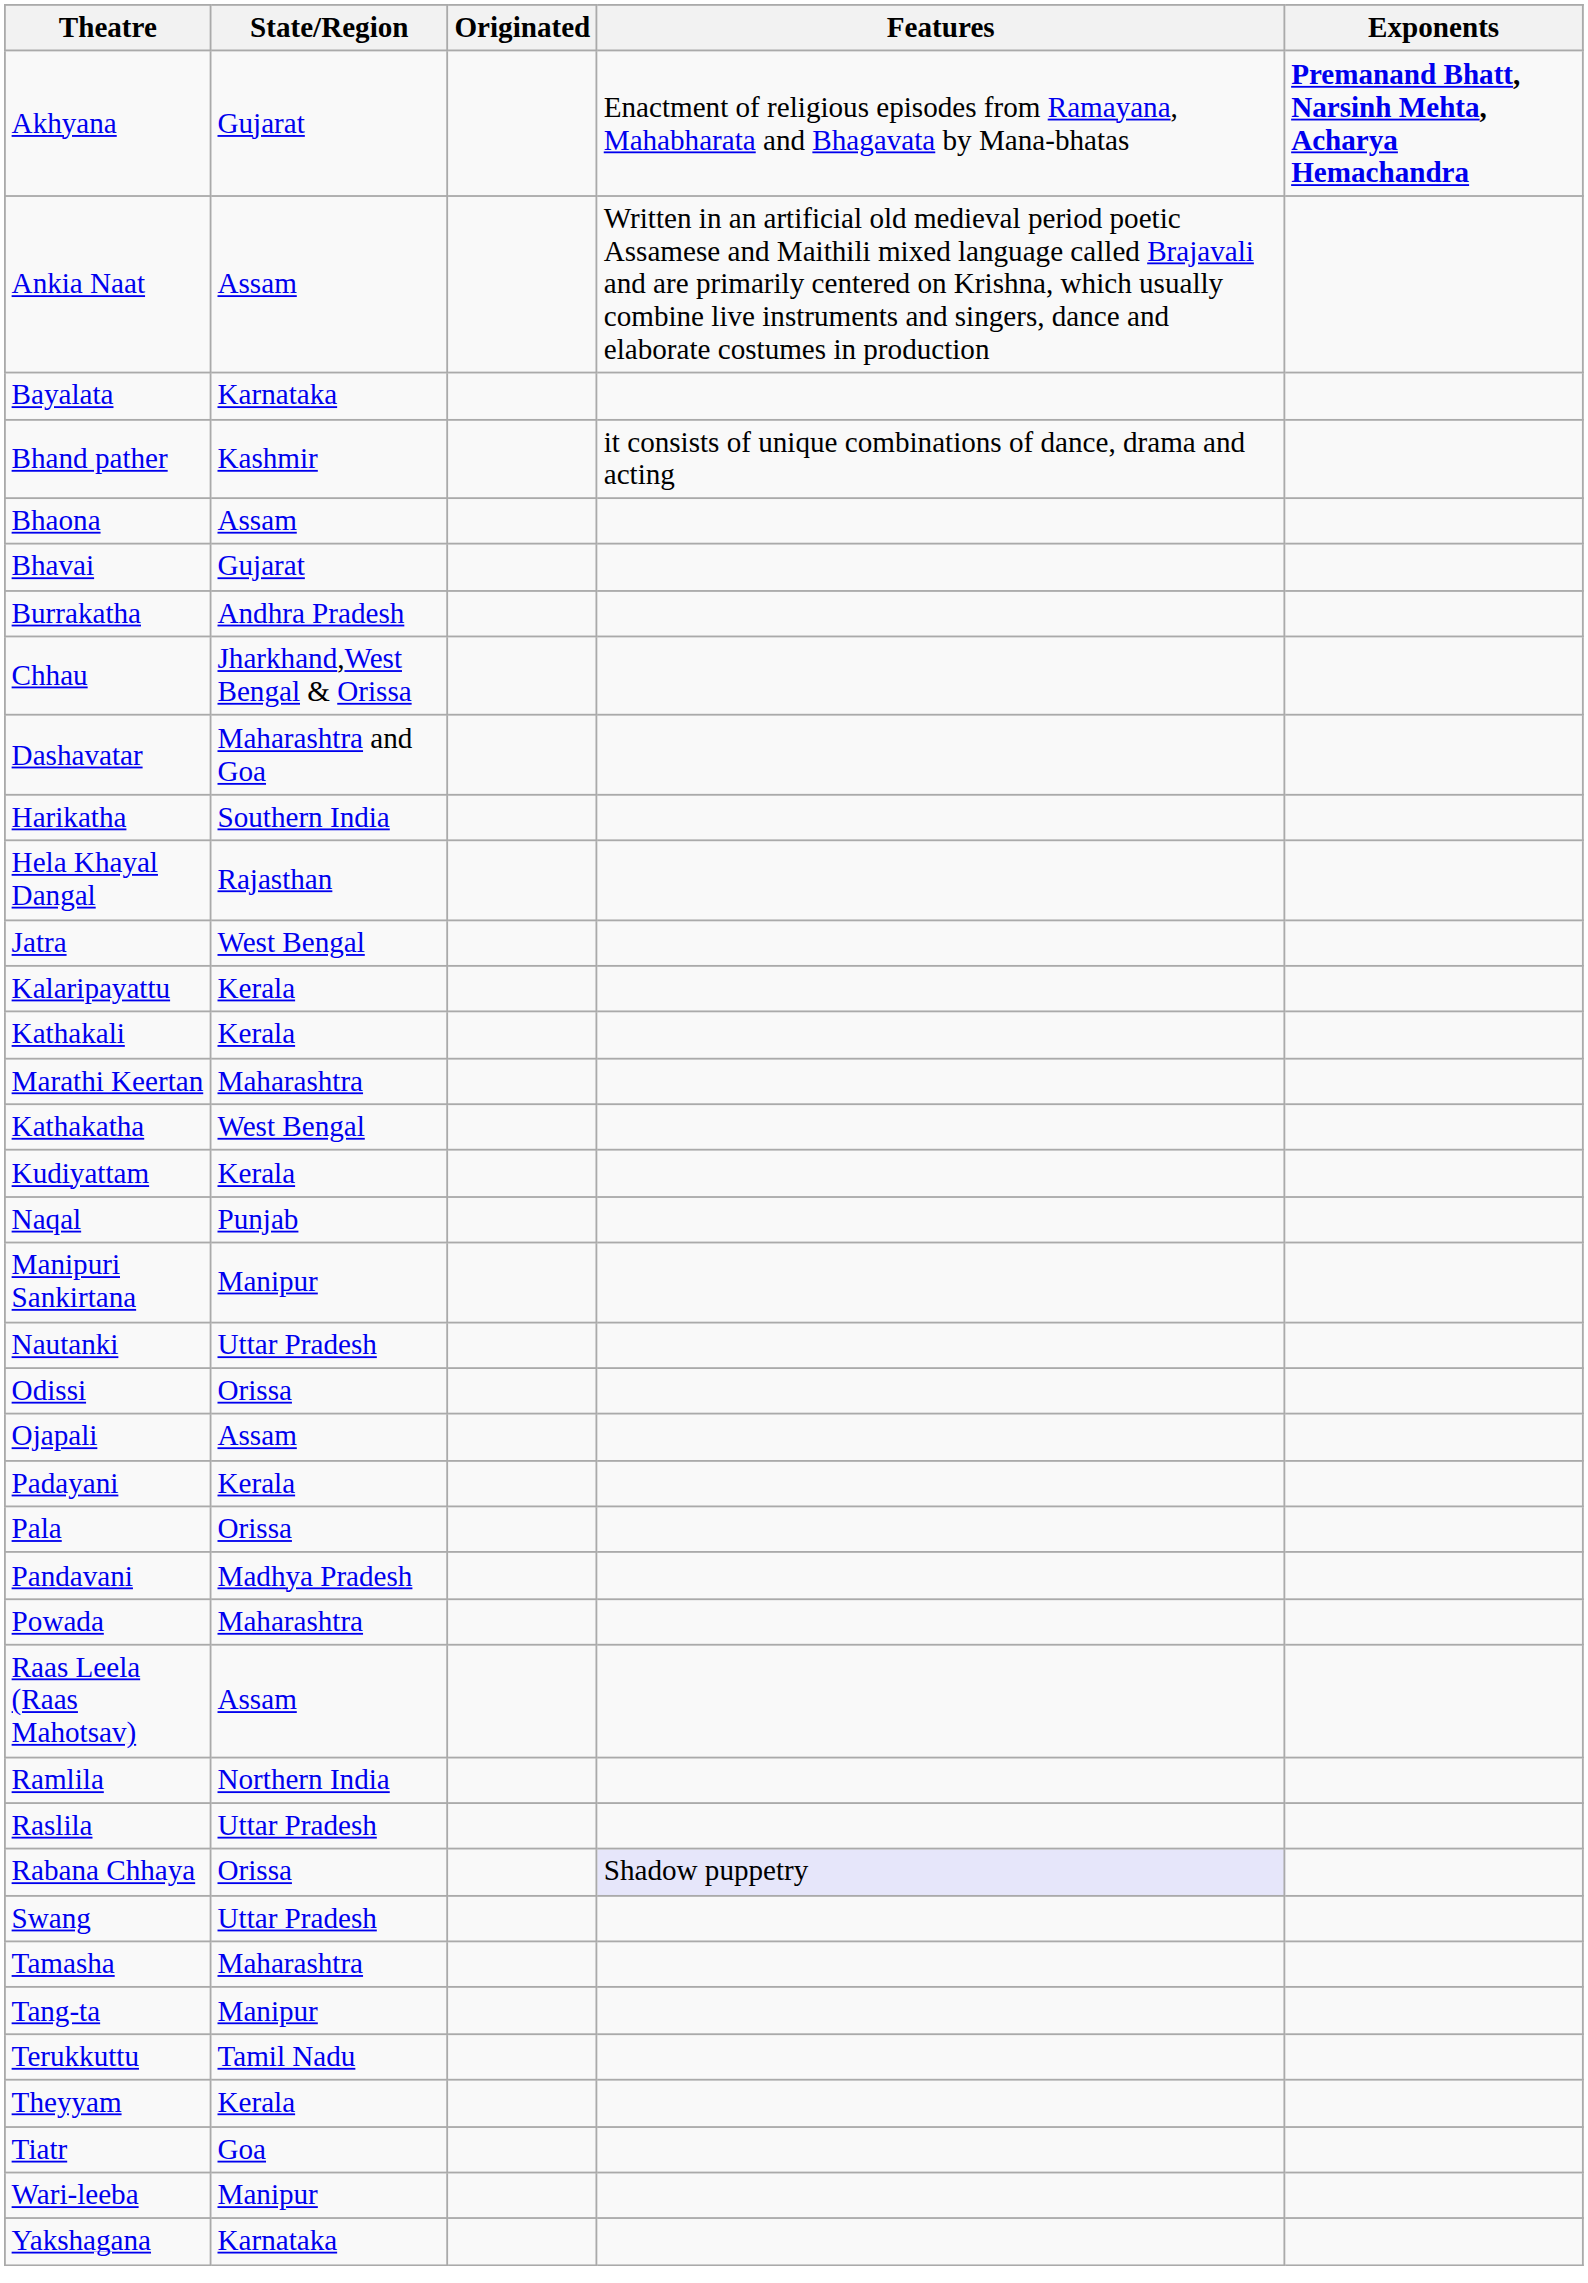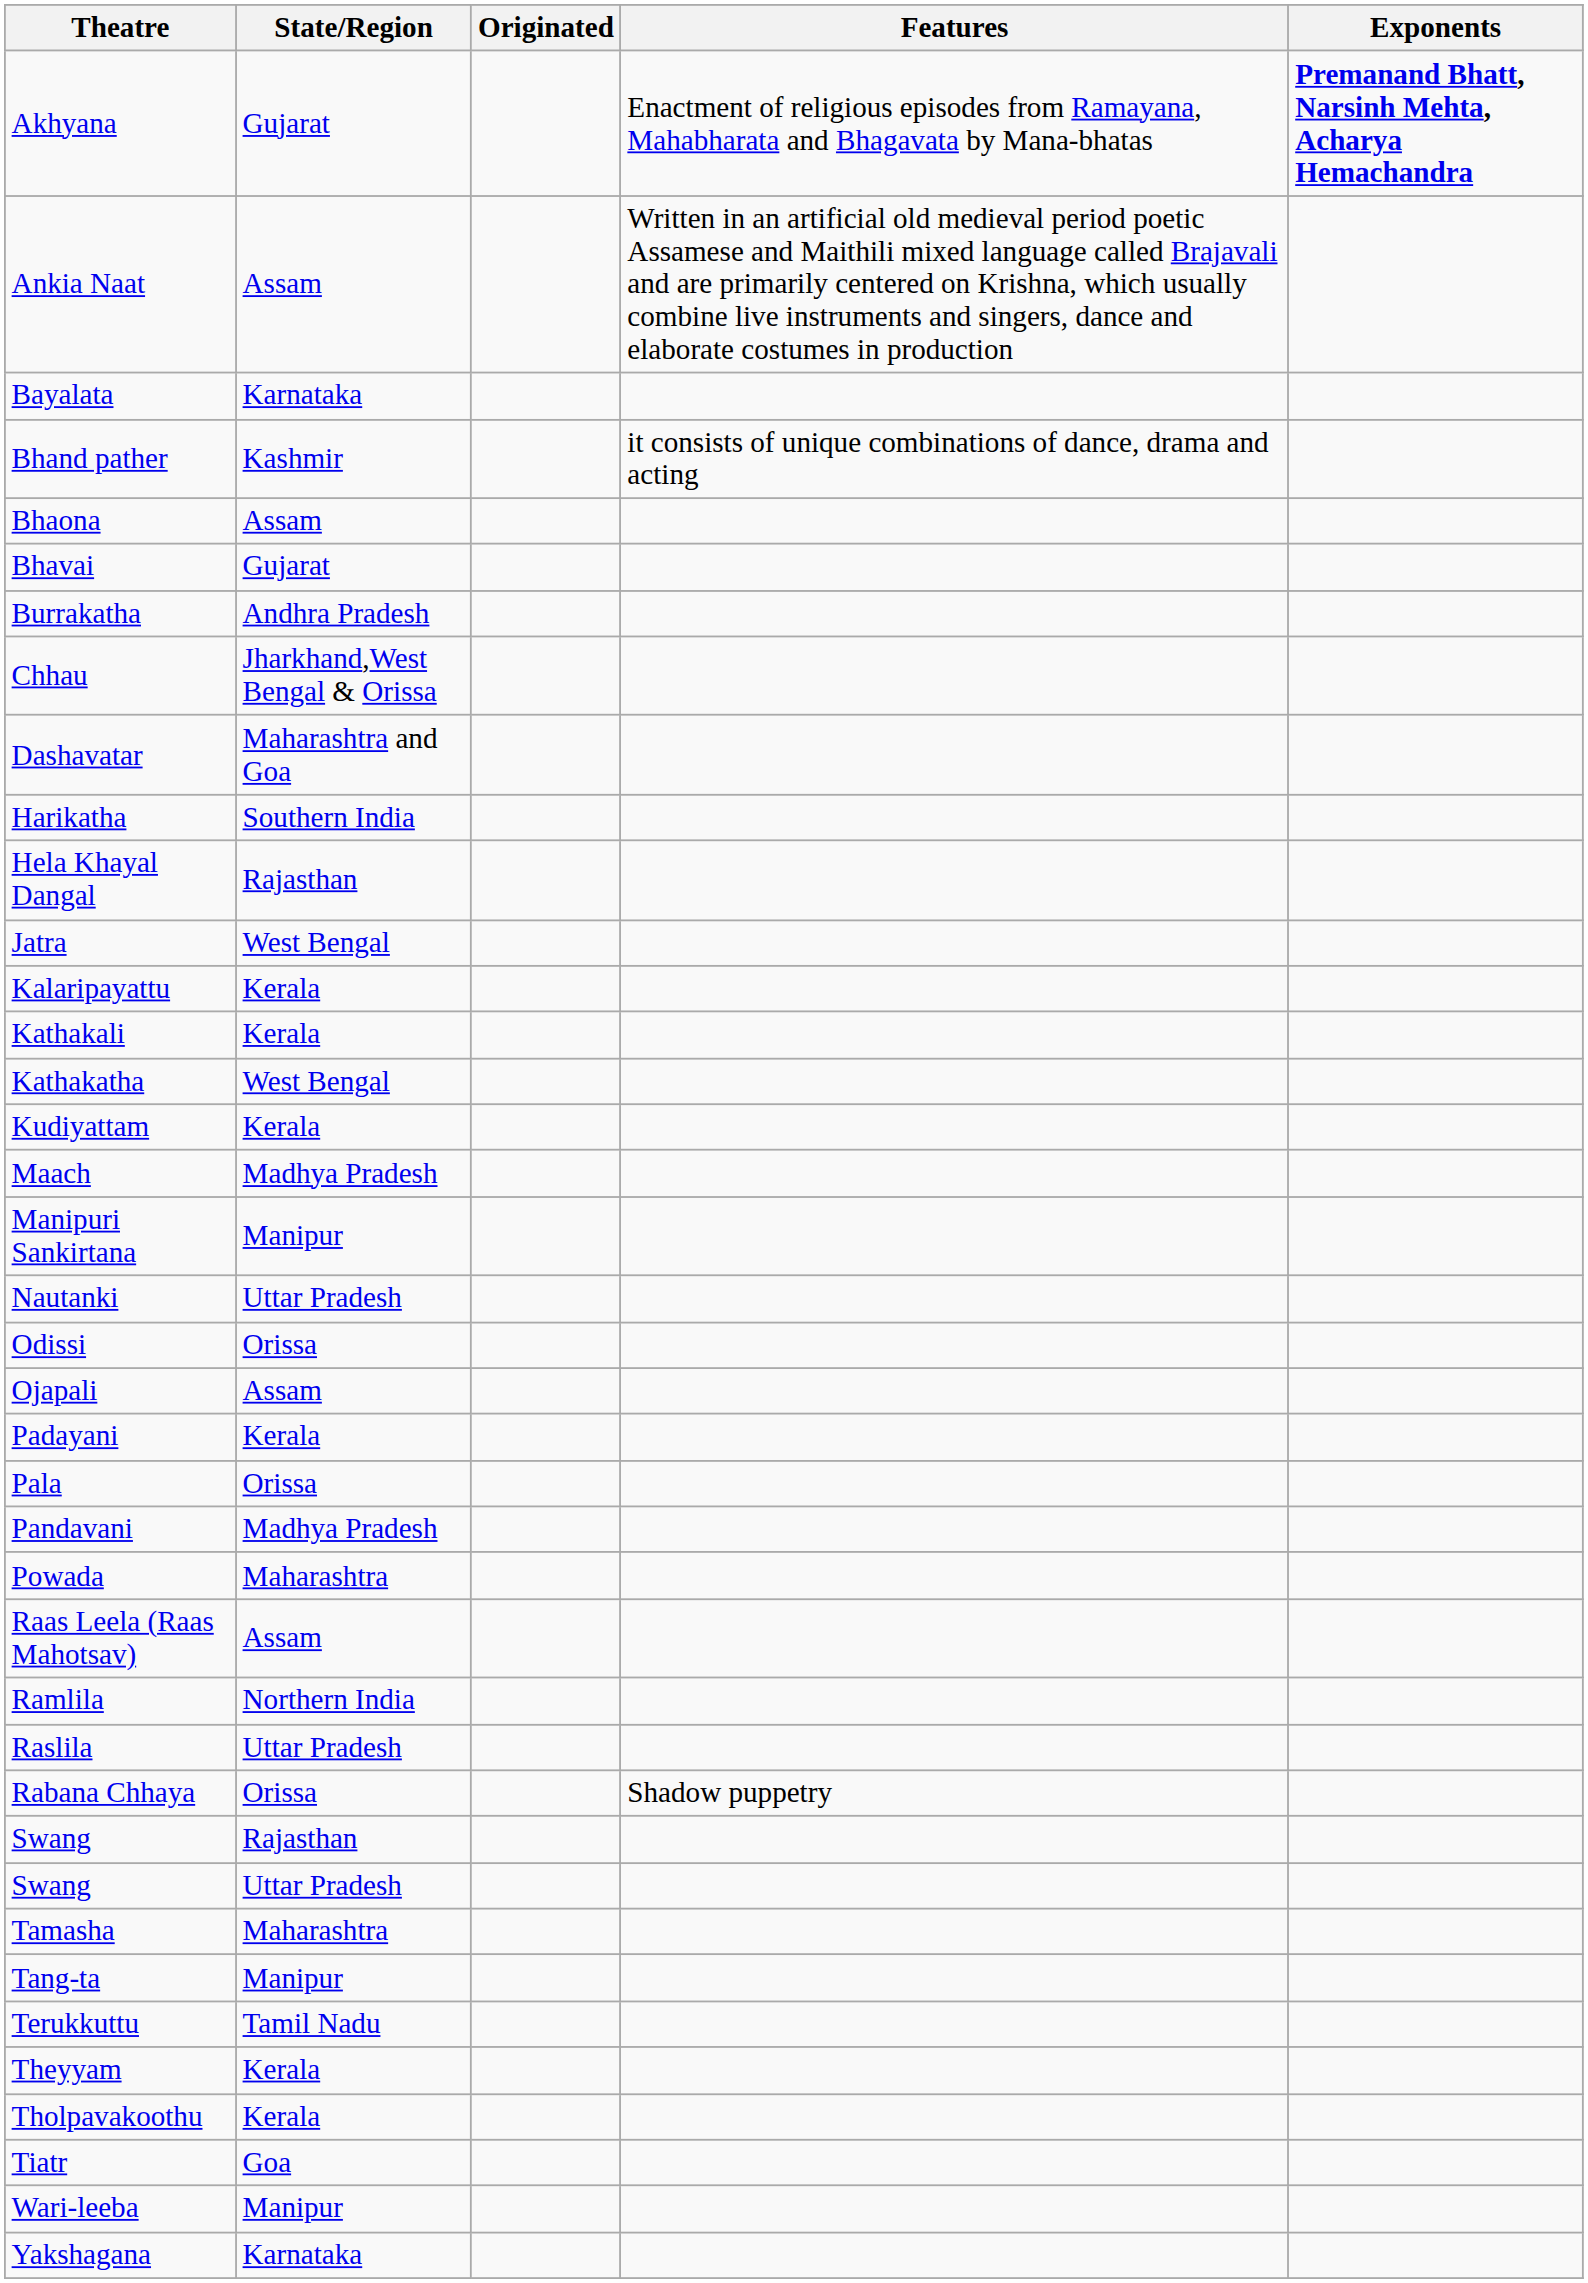- row: (107, 1080)
+ row: (51, 1173)
- row: (46, 1219)
(706, 1871) lavender background -> (730, 1792) no background
+ row: (51, 1838)
+ row: (107, 2116)
